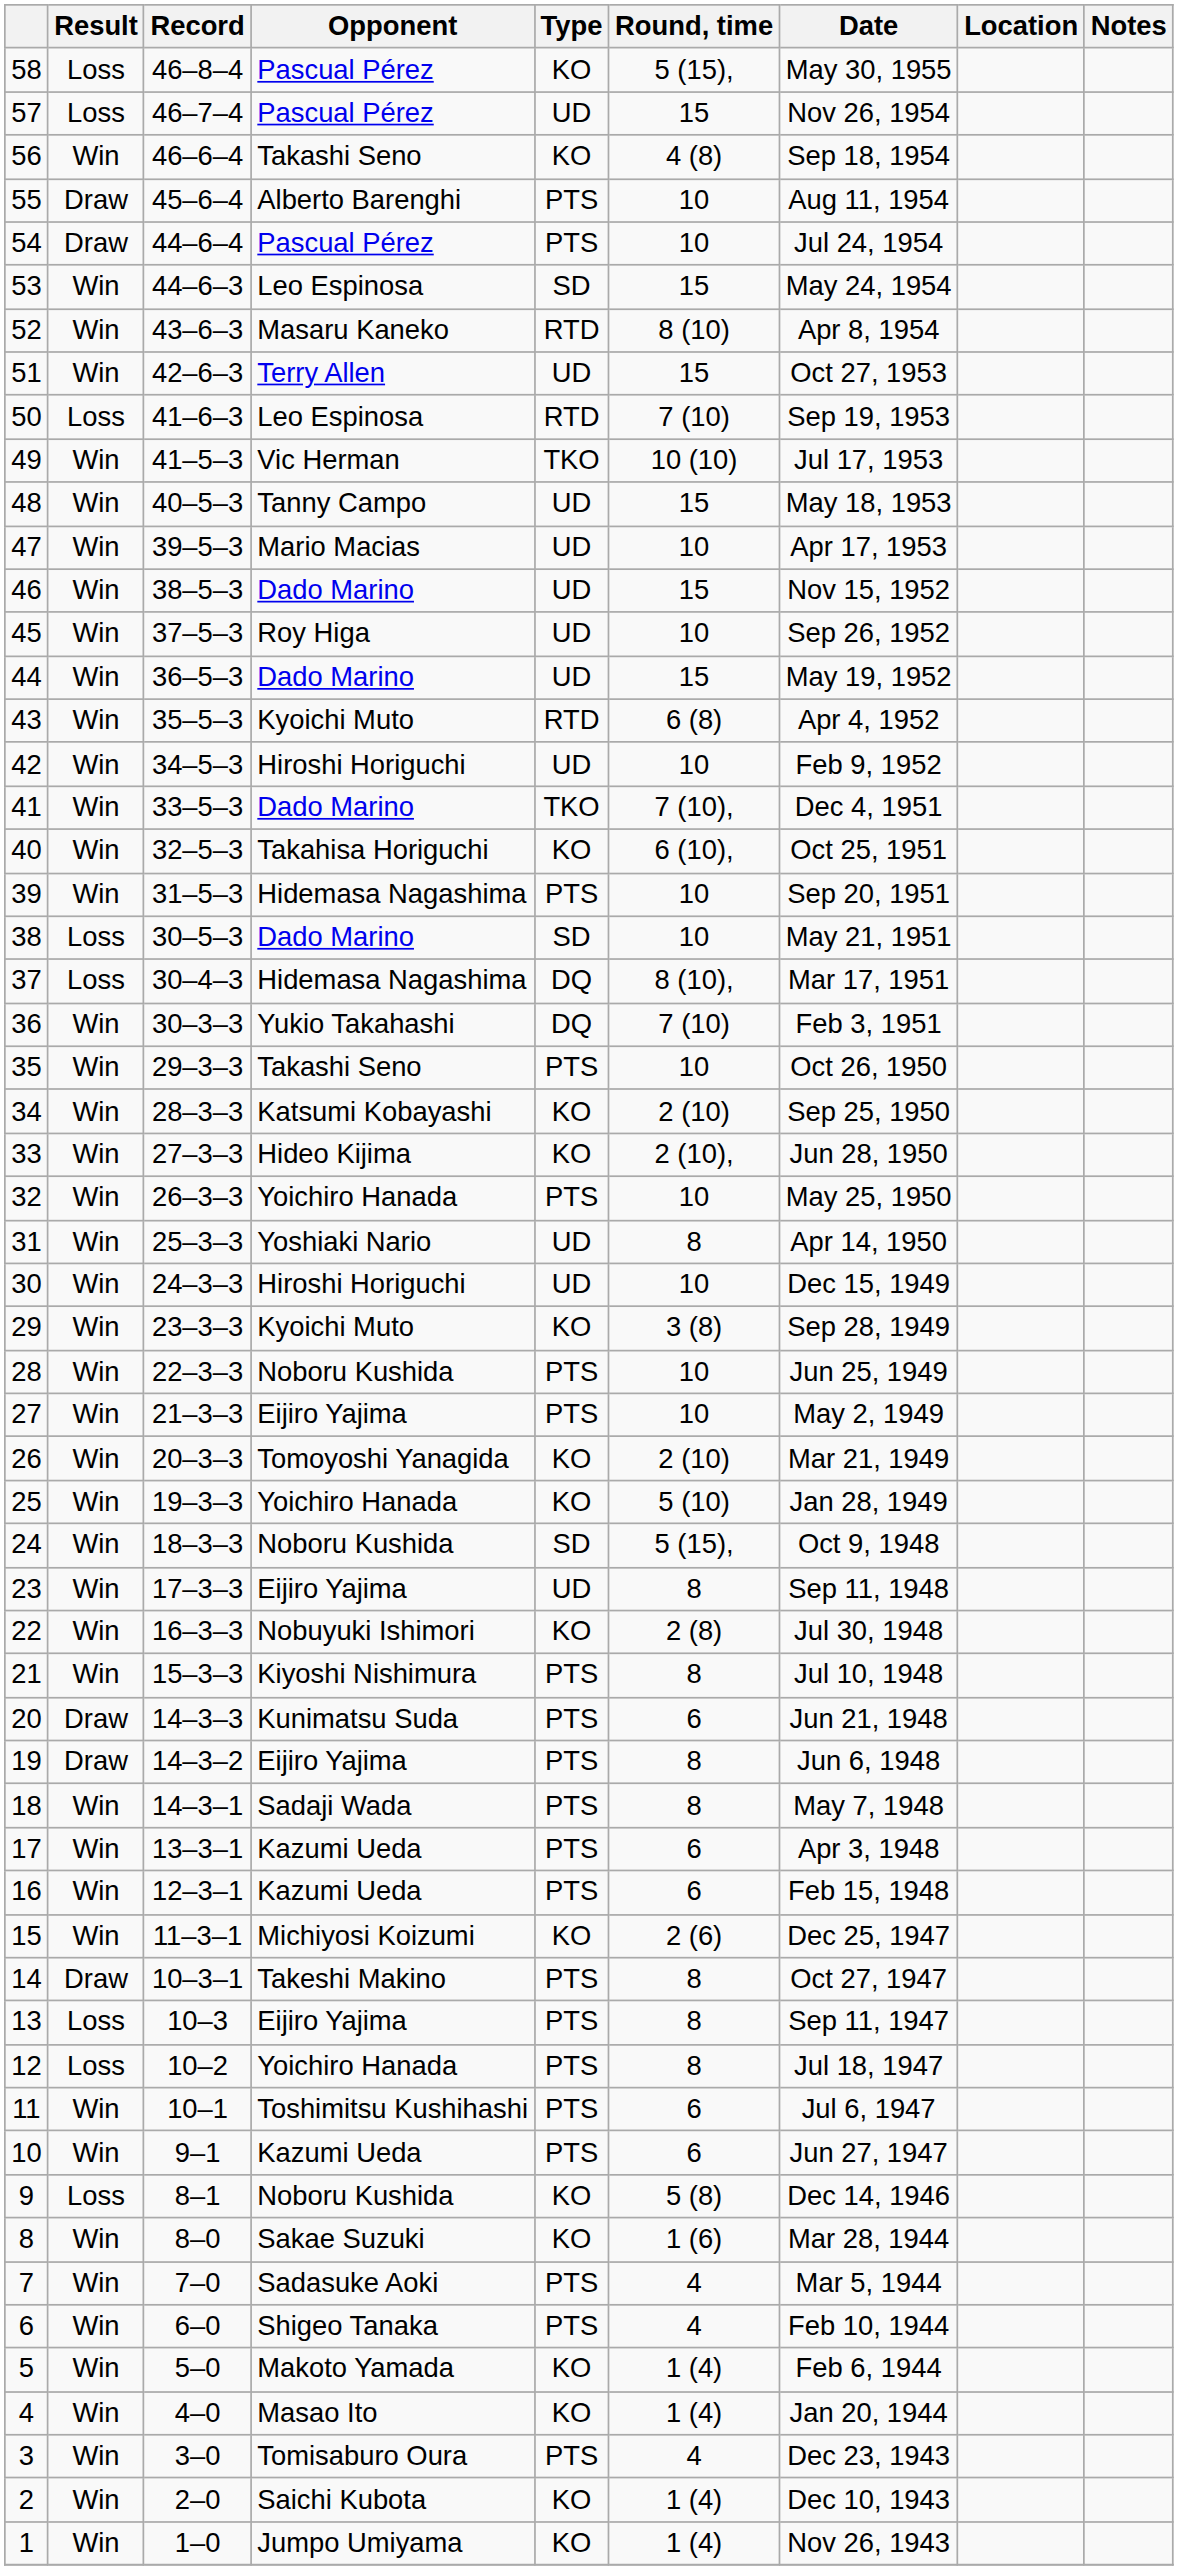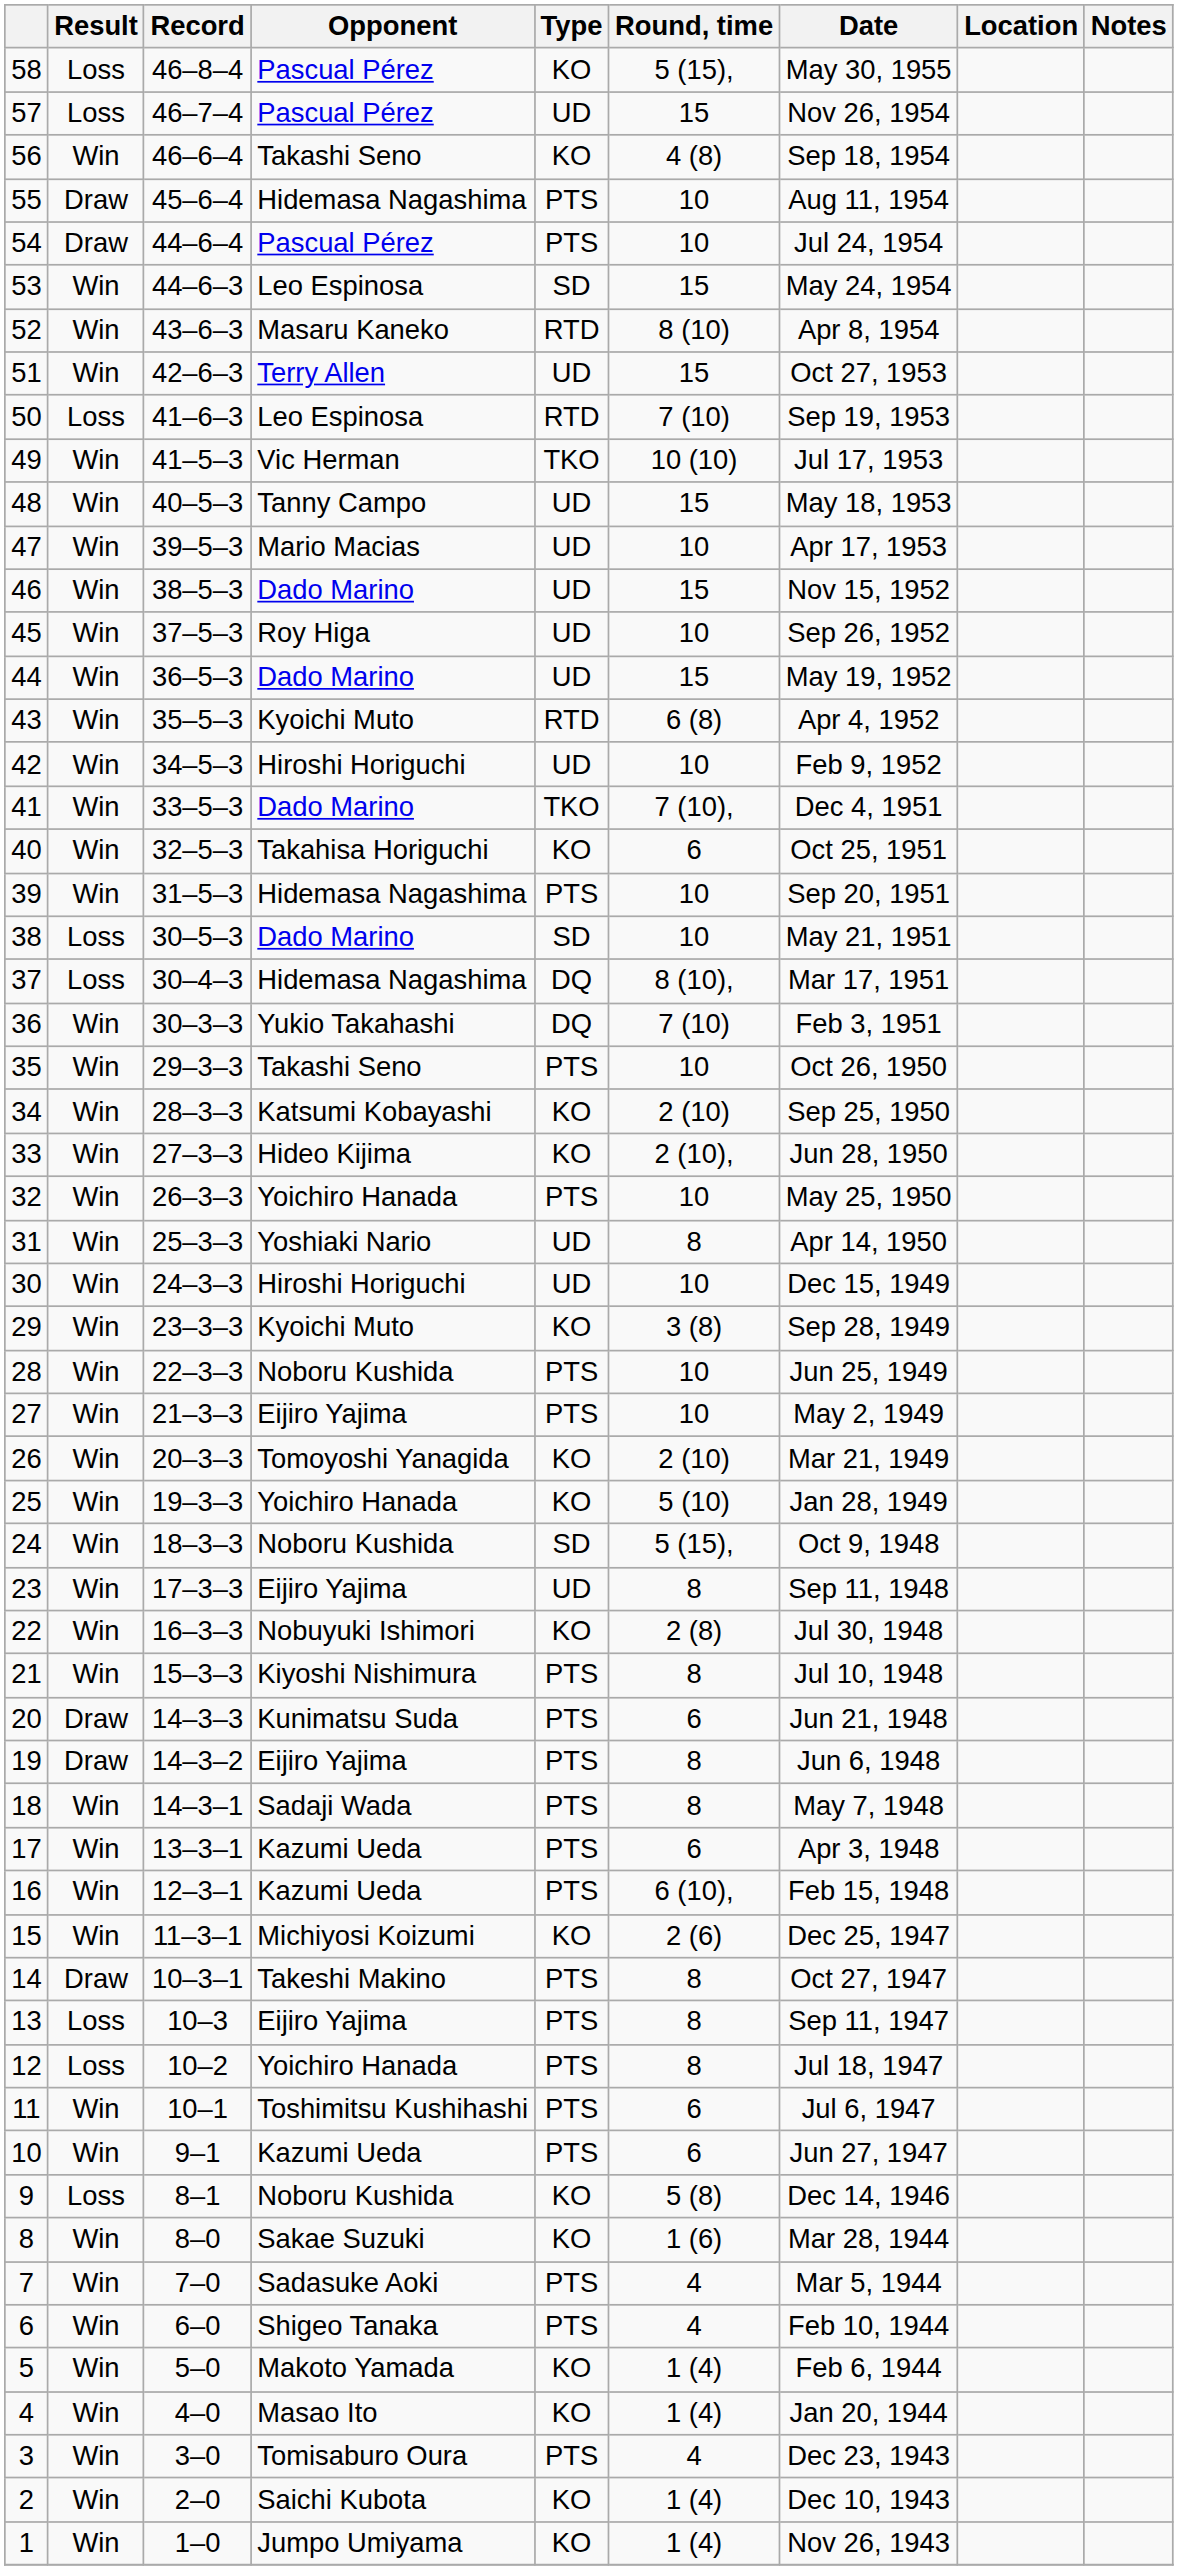(359, 199) Alberto Barenghi -> (392, 199) Hidemasa Nagashima
(694, 850) 6 (10), -> (694, 850) 6
(694, 1892) 6 -> (694, 1892) 6 (10),
